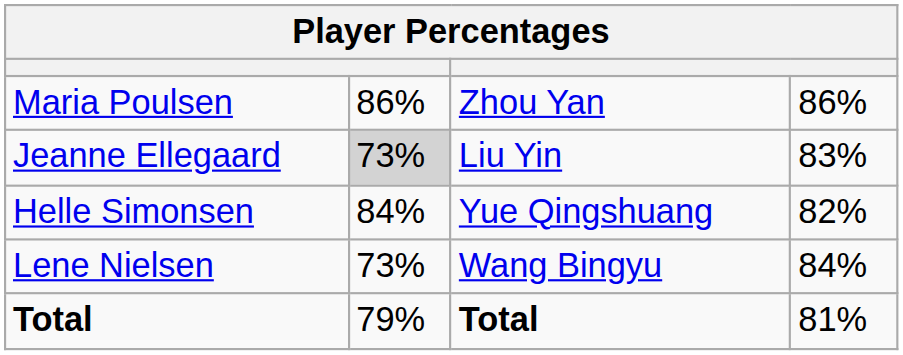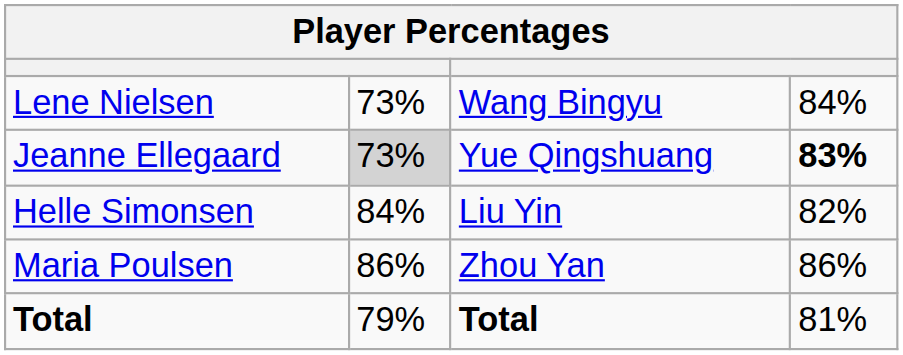rows swapped: (123, 102) <-> (113, 265)
(511, 156) Liu Yin -> (586, 156) Yue Qingshuang
(833, 156) normal -> (833, 156) bold
(586, 211) Yue Qingshuang -> (511, 211) Liu Yin
